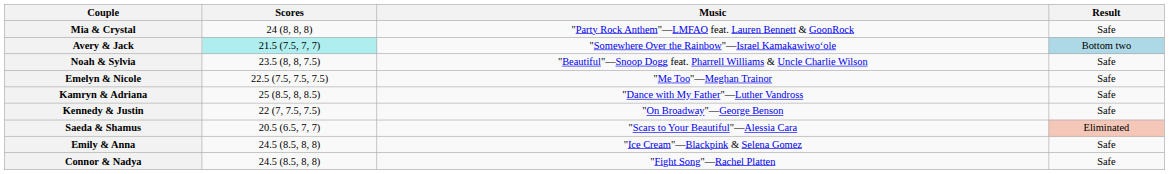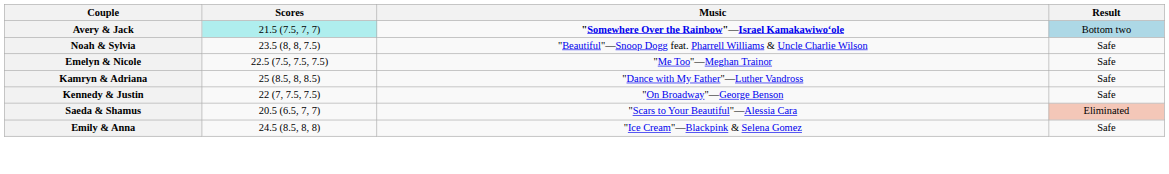- row: (103, 29)
(713, 45) normal -> (713, 29) bold
- row: (103, 161)
